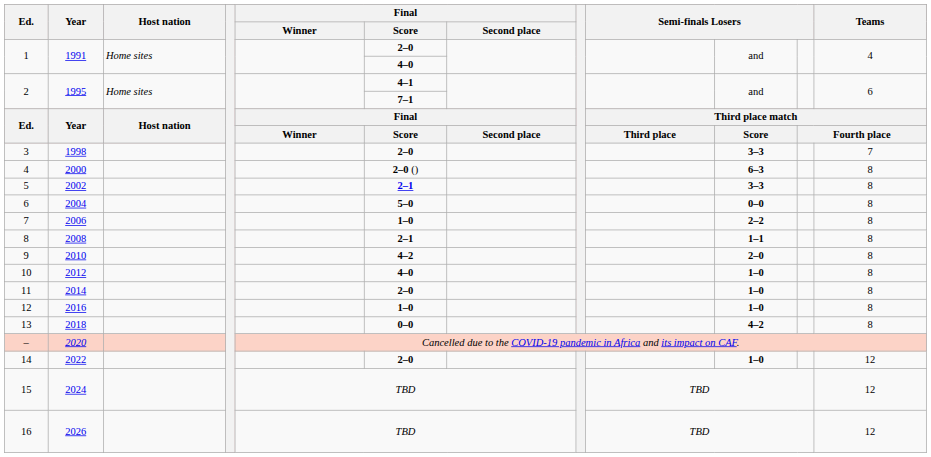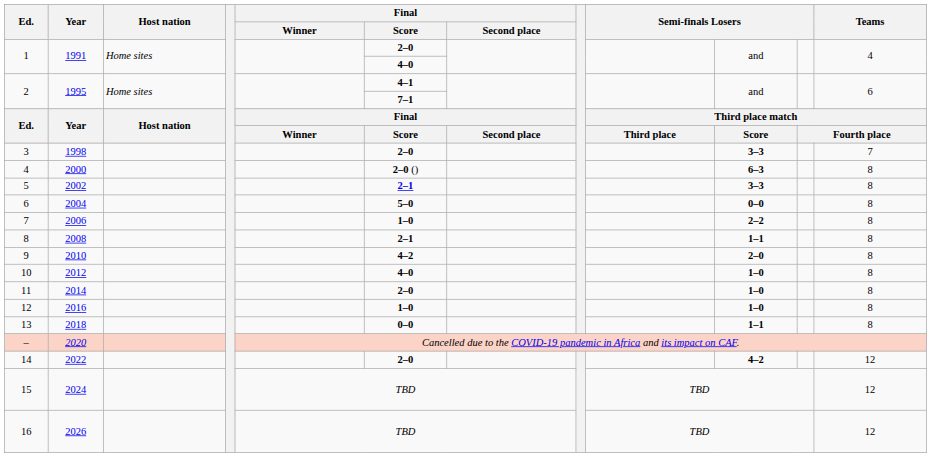(756, 325) 4–2 -> (756, 325) 1–1
(756, 360) 1–0 -> (756, 360) 4–2
